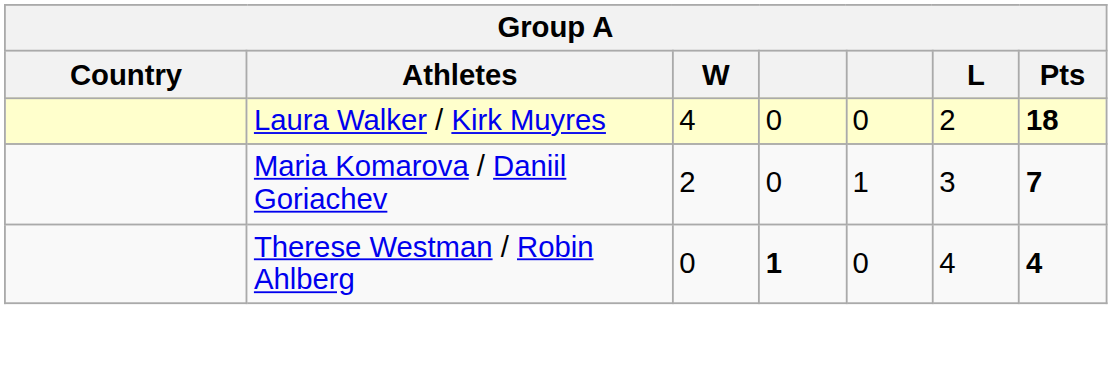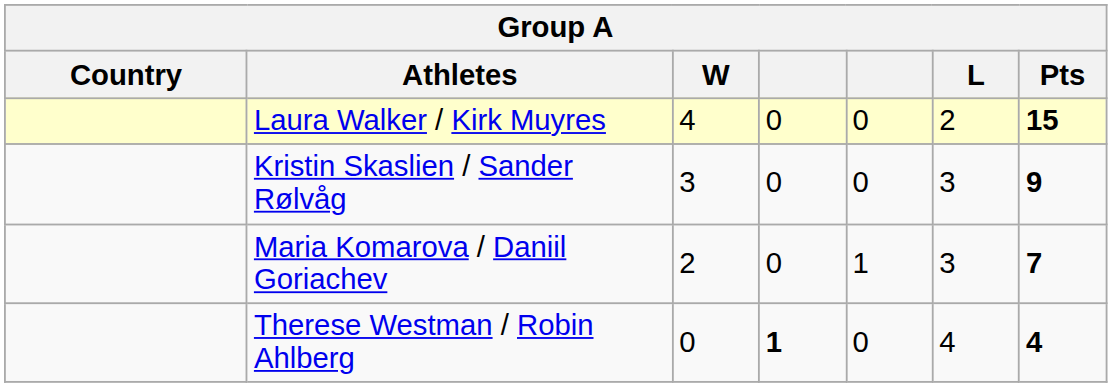(1042, 120) 18 -> (1042, 120) 15
+ row: (413, 183)
